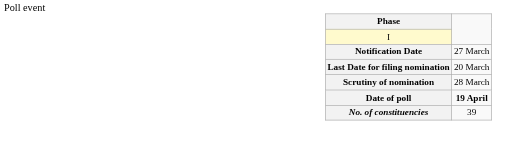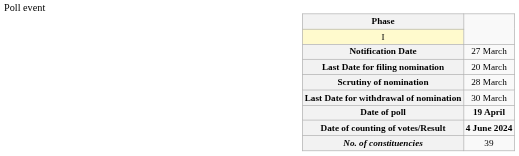+ row: (383, 97)
+ row: (383, 128)
